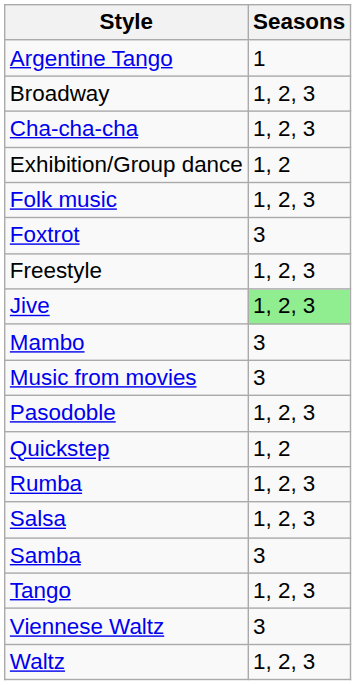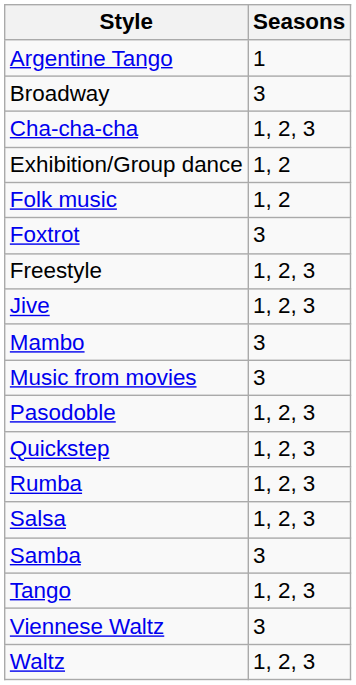(284, 93) 1, 2, 3 -> (259, 93) 3
(284, 199) 1, 2, 3 -> (272, 199) 1, 2
(284, 306) lightgreen background -> (284, 306) no background
(272, 448) 1, 2 -> (284, 448) 1, 2, 3
